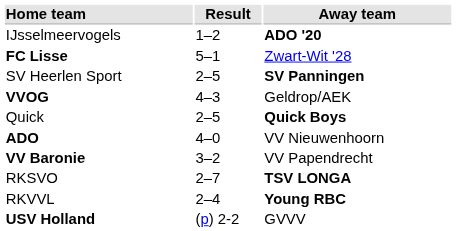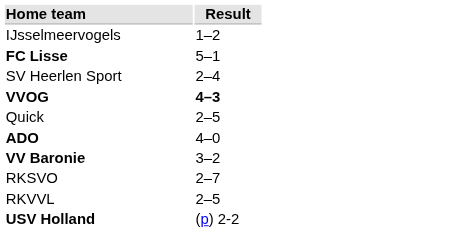- column: (357, 14)
(208, 76) 2–5 -> (208, 76) 2–4
(208, 96) normal -> (208, 96) bold
(208, 199) 2–4 -> (208, 199) 2–5
